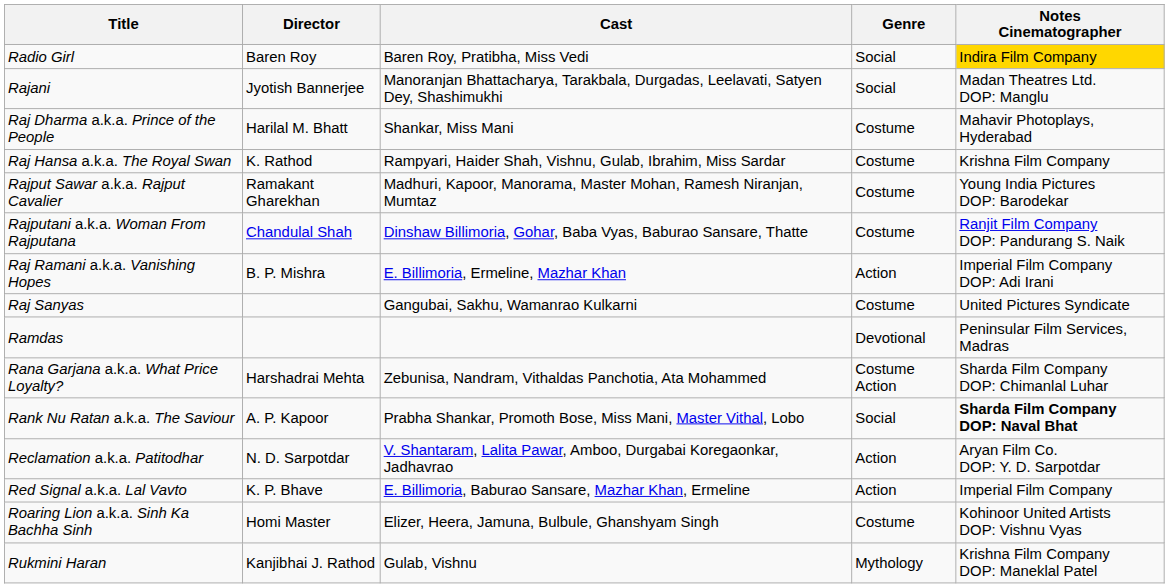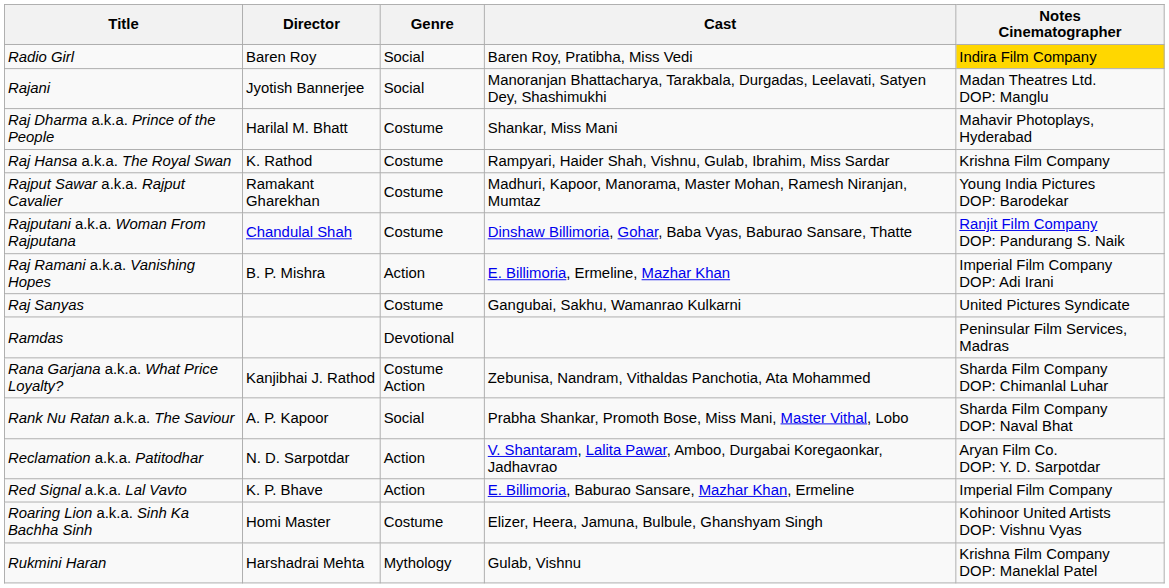columns swapped: (616, 24) <-> (904, 24)
(305, 377) Harshadrai Mehta -> (311, 377) Kanjibhai J. Rathod
(1038, 418) bold -> (1033, 418) normal
(311, 562) Kanjibhai J. Rathod -> (305, 562) Harshadrai Mehta
